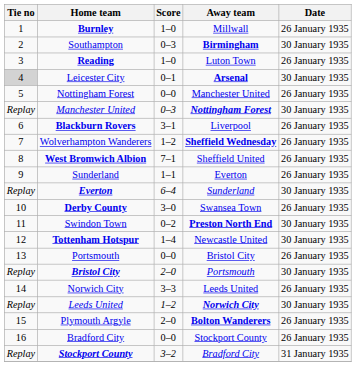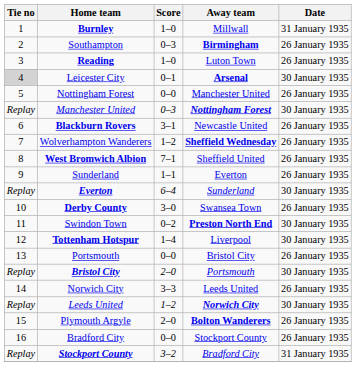(315, 28) 26 January 1935 -> (315, 28) 31 January 1935
(315, 45) 30 January 1935 -> (315, 45) 26 January 1935
(231, 126) Liverpool -> (231, 126) Newcastle United
(231, 239) Newcastle United -> (231, 239) Liverpool
